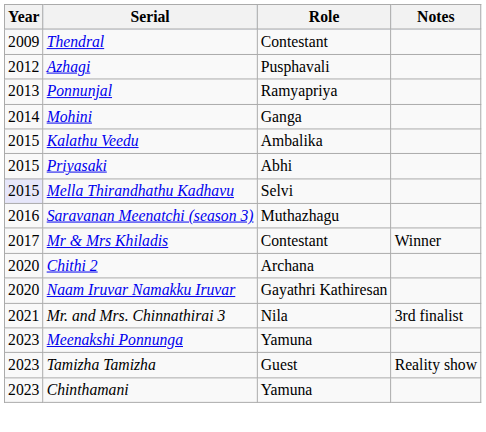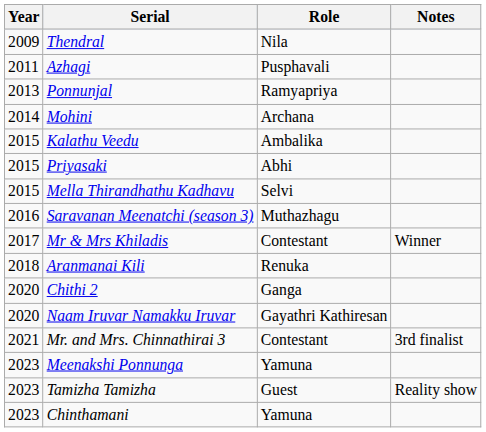(294, 41) Contestant -> (274, 41) Nila
(24, 66) 2012 -> (23, 66) 2011
(281, 116) Ganga -> (287, 116) Archana
(24, 191) lavender background -> (24, 191) no background
+ row: (96, 265)
(287, 265) Archana -> (281, 290) Ganga
(274, 315) Nila -> (294, 340) Contestant
